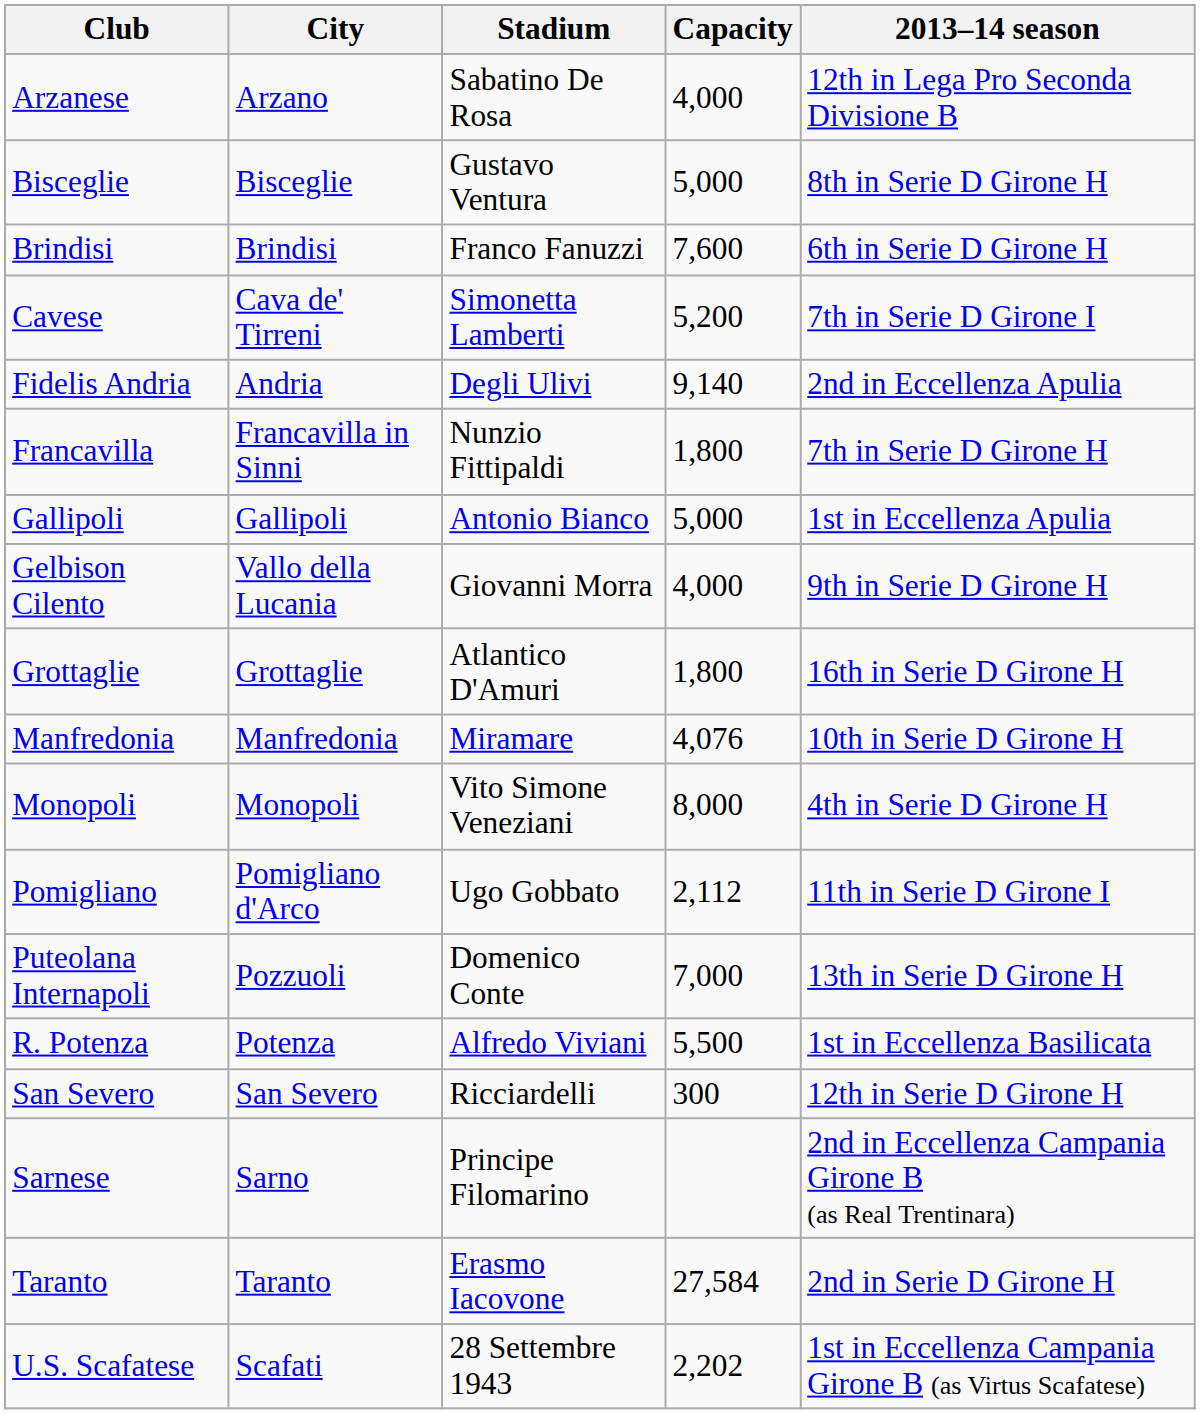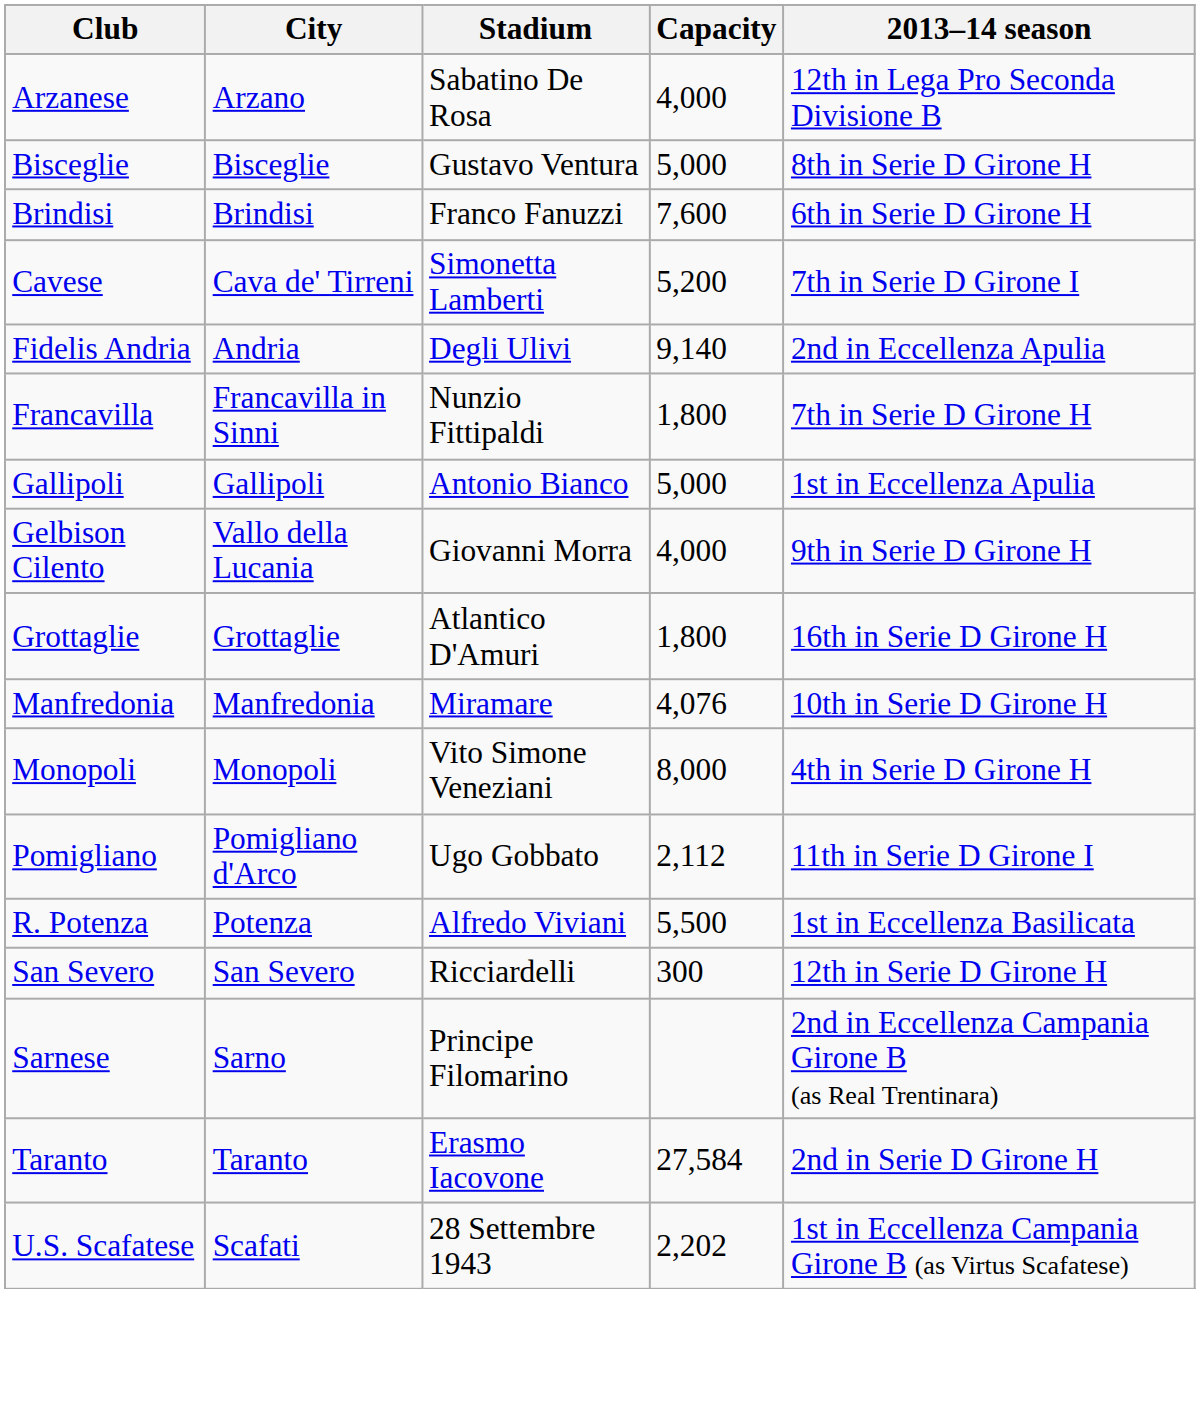- row: (81, 975)
